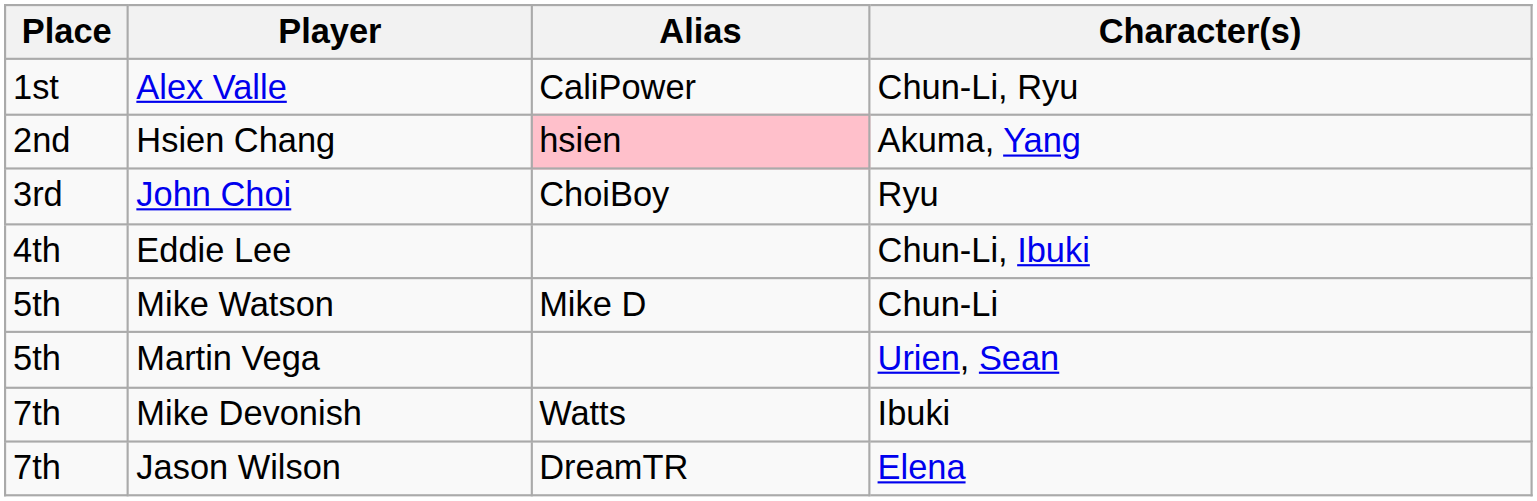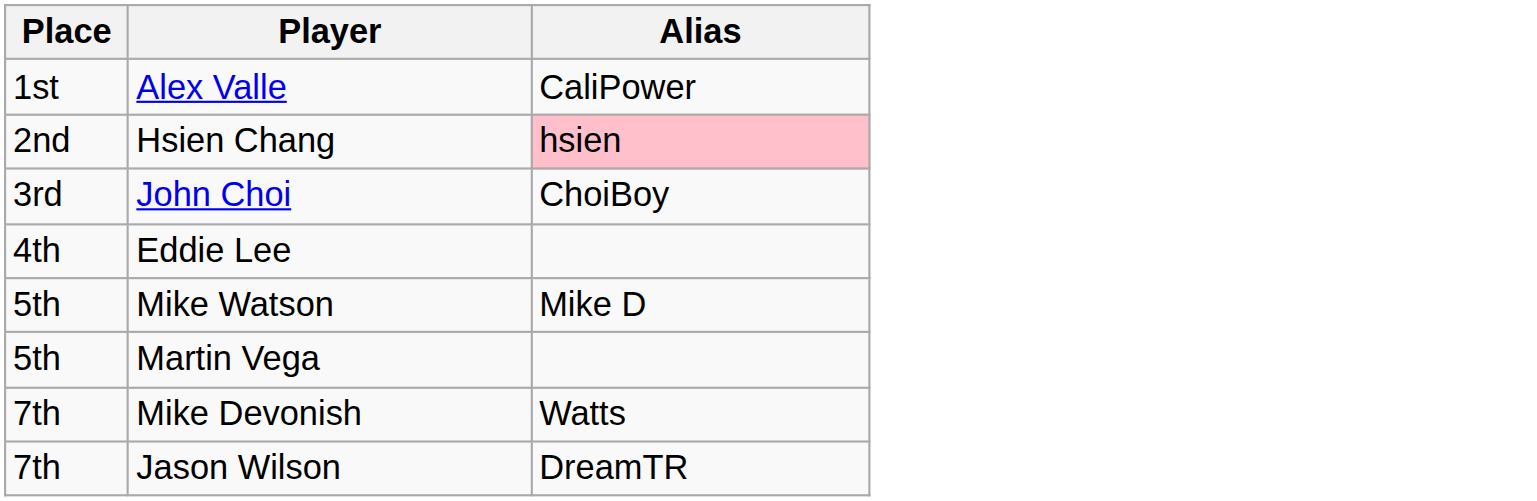- column: (1200, 31)
